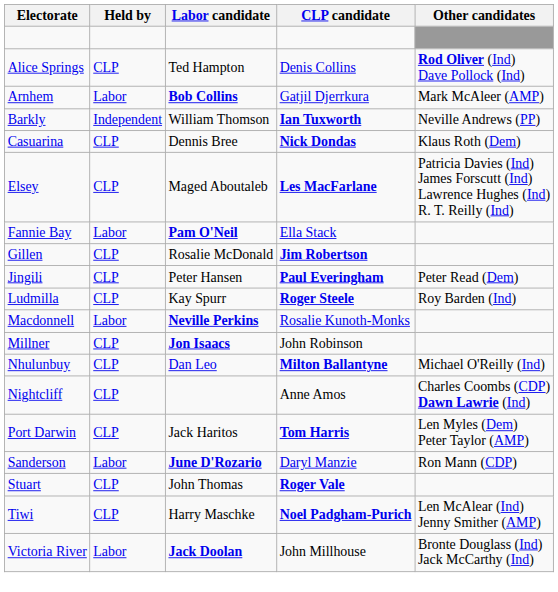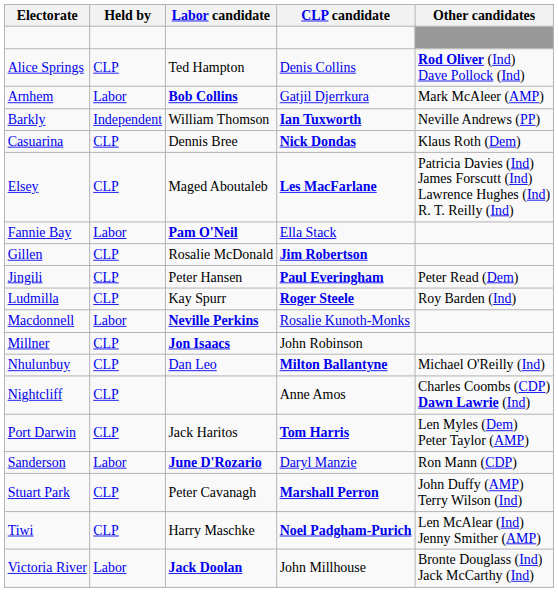- row: (24, 484)
+ row: (39, 492)
